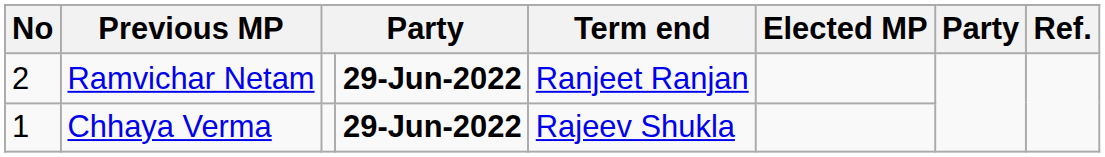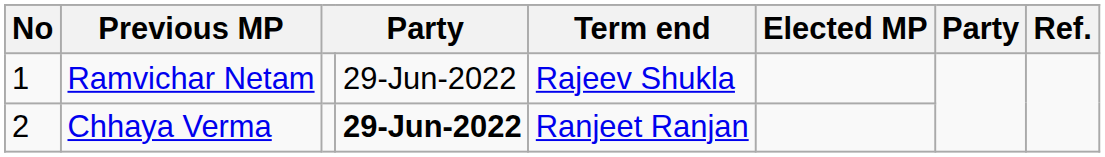(21, 77) 2 -> (21, 77) 1
(432, 77) bold -> (430, 77) normal
(642, 77) Ranjeet Ranjan -> (635, 77) Rajeev Shukla
(21, 126) 1 -> (21, 126) 2
(635, 126) Rajeev Shukla -> (642, 126) Ranjeet Ranjan
